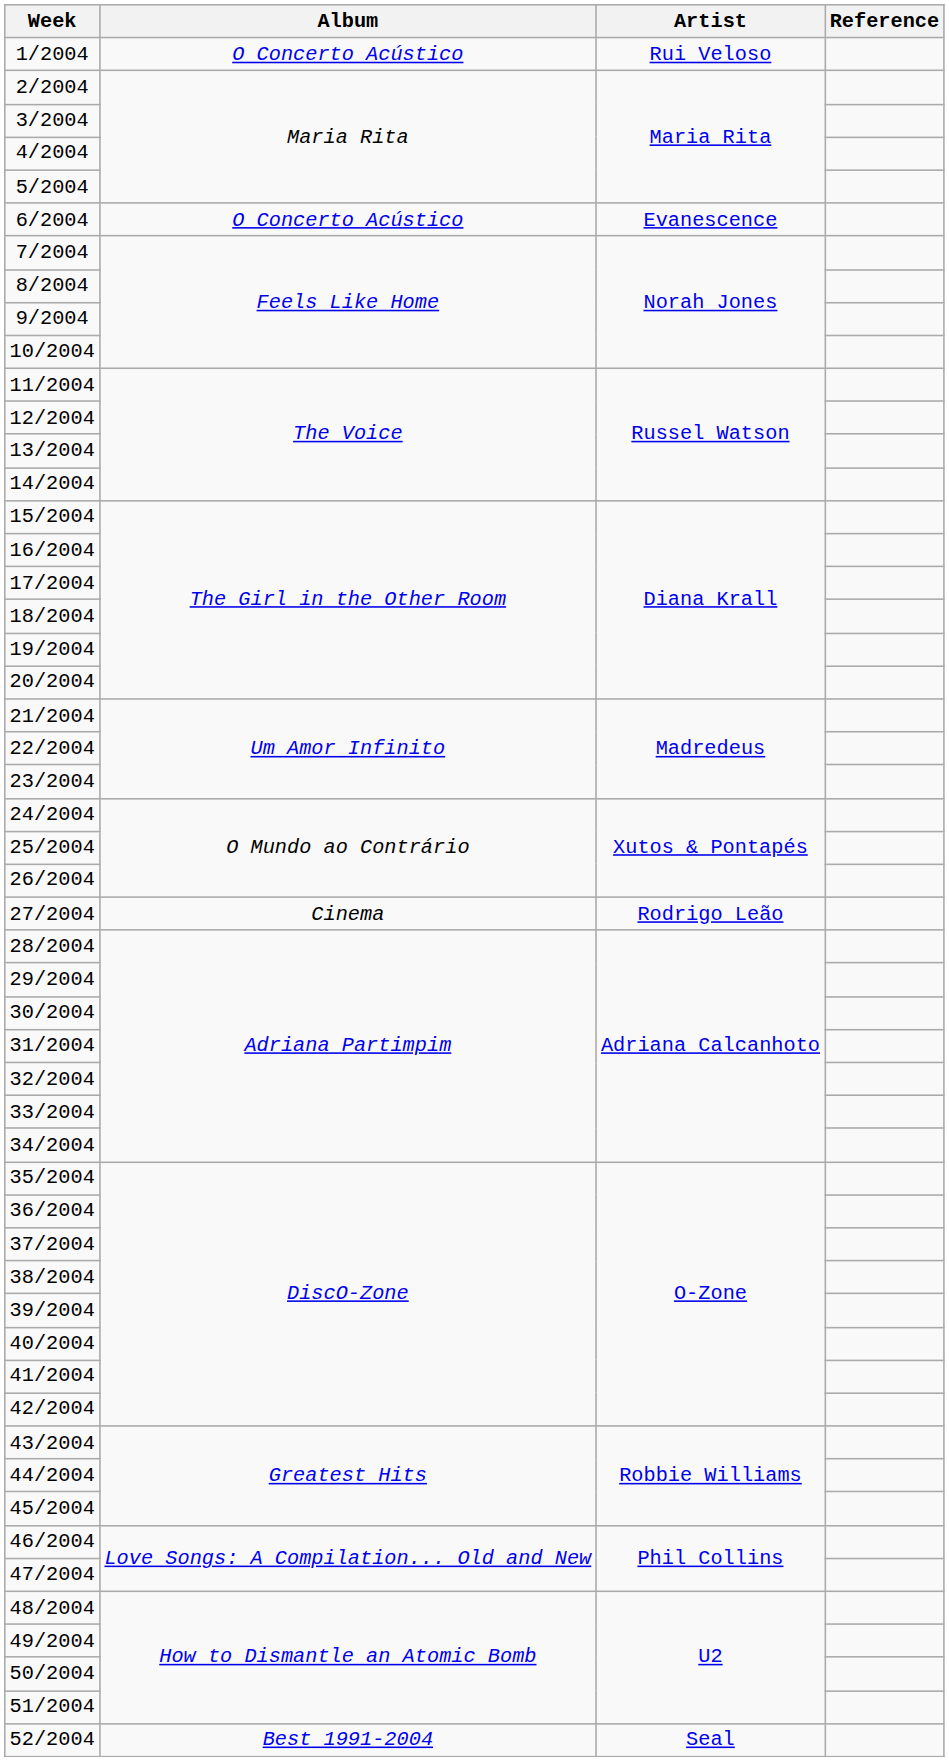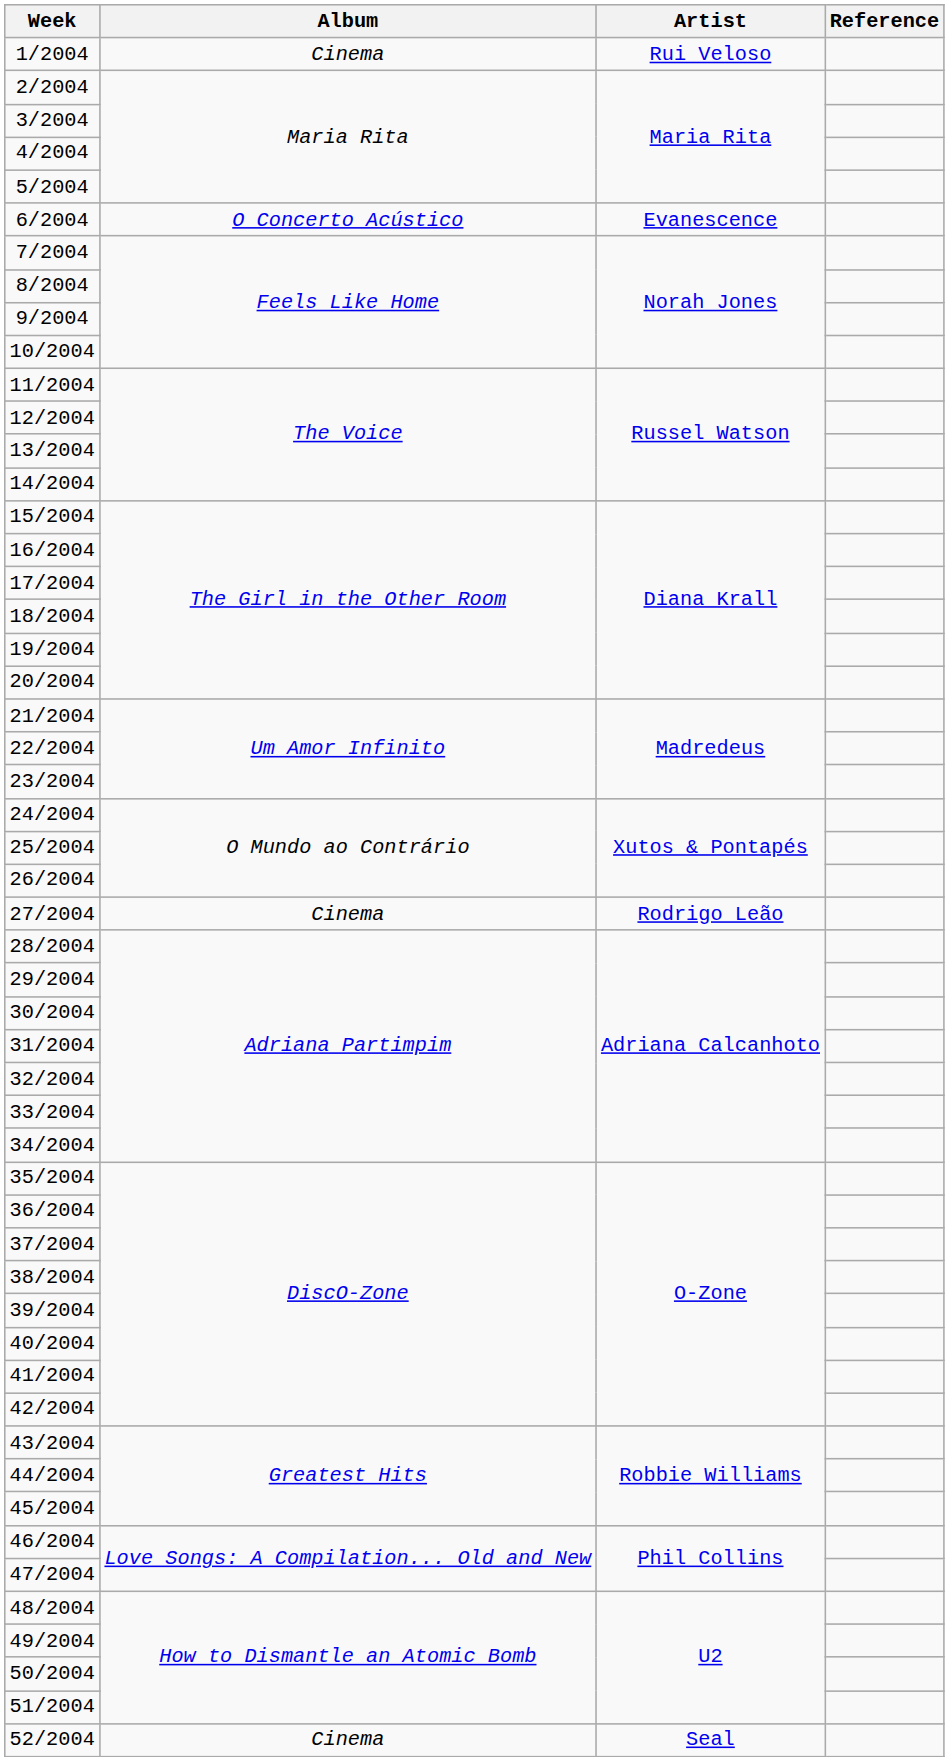(348, 54) O Concerto Acústico -> (348, 54) Cinema
(348, 1740) Best 1991-2004 -> (348, 1740) Cinema
